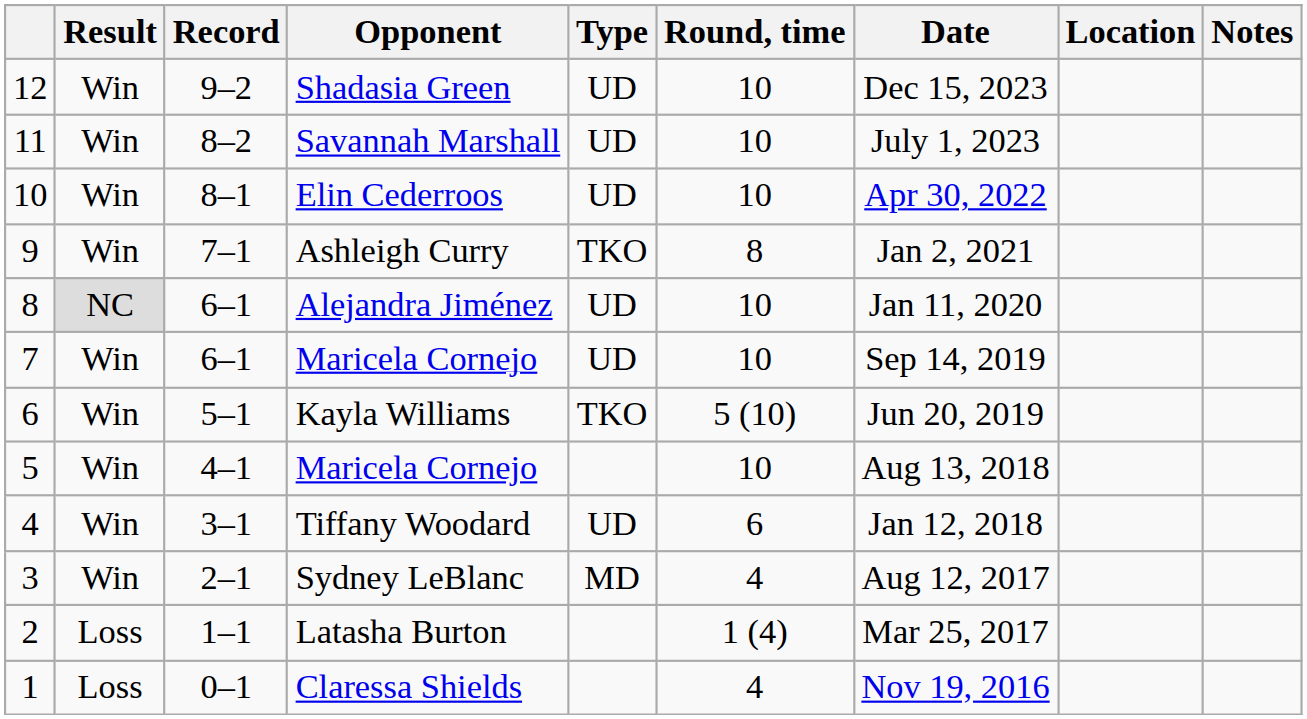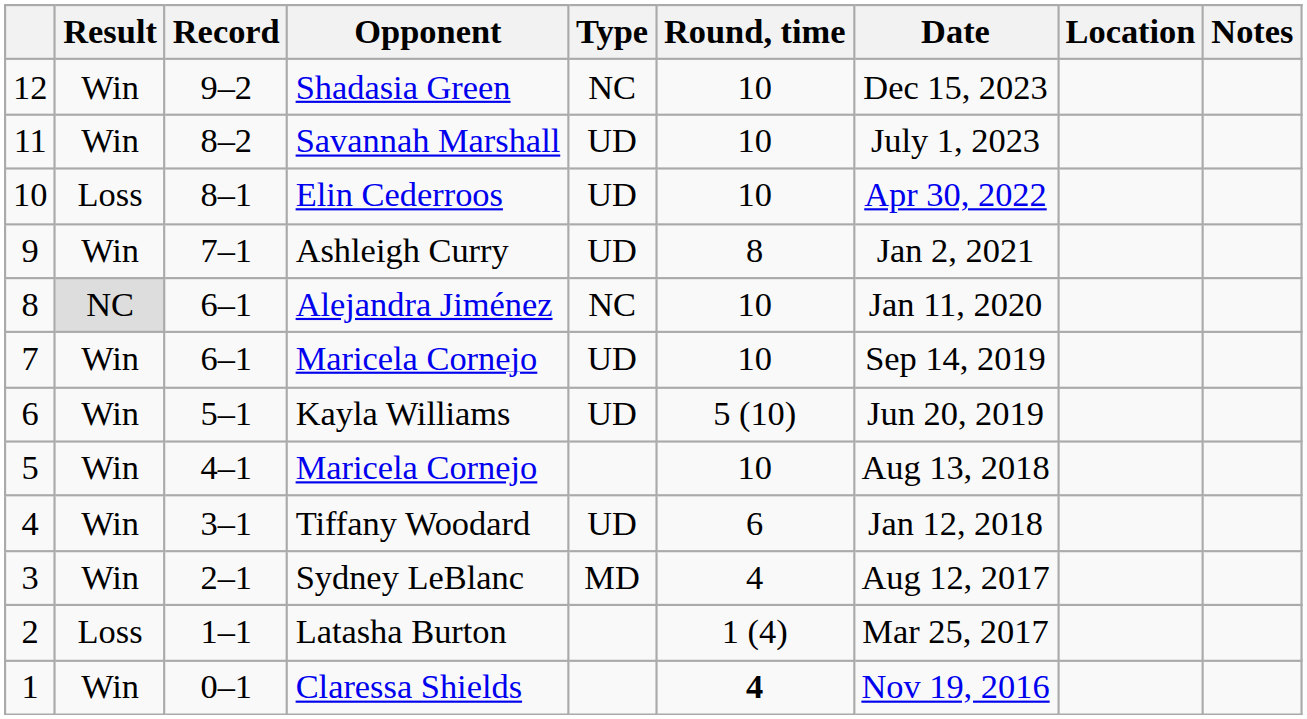(612, 86) UD -> (612, 86) NC
(110, 195) Win -> (110, 195) Loss
(612, 250) TKO -> (612, 250) UD
(612, 304) UD -> (612, 304) NC
(612, 413) TKO -> (612, 413) UD
(110, 686) Loss -> (110, 686) Win
(755, 686) normal -> (755, 686) bold
